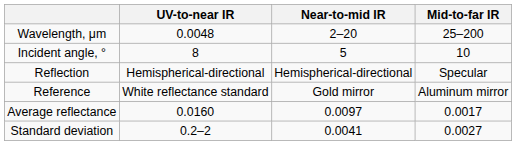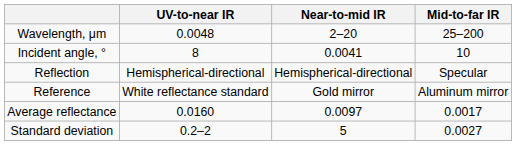(343, 53) 5 -> (343, 53) 0.0041
(343, 131) 0.0041 -> (343, 131) 5
